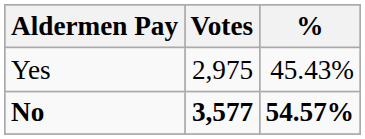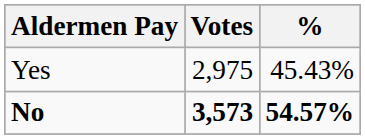(222, 112) 3,577 -> (222, 112) 3,573
